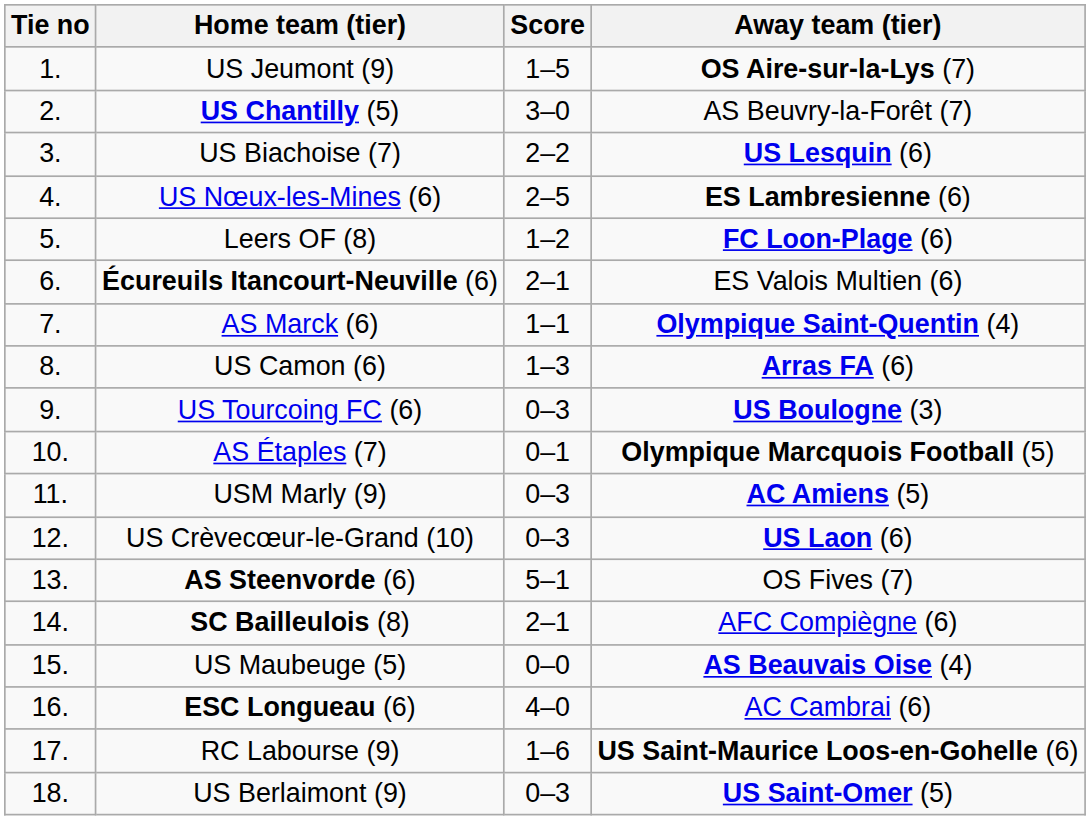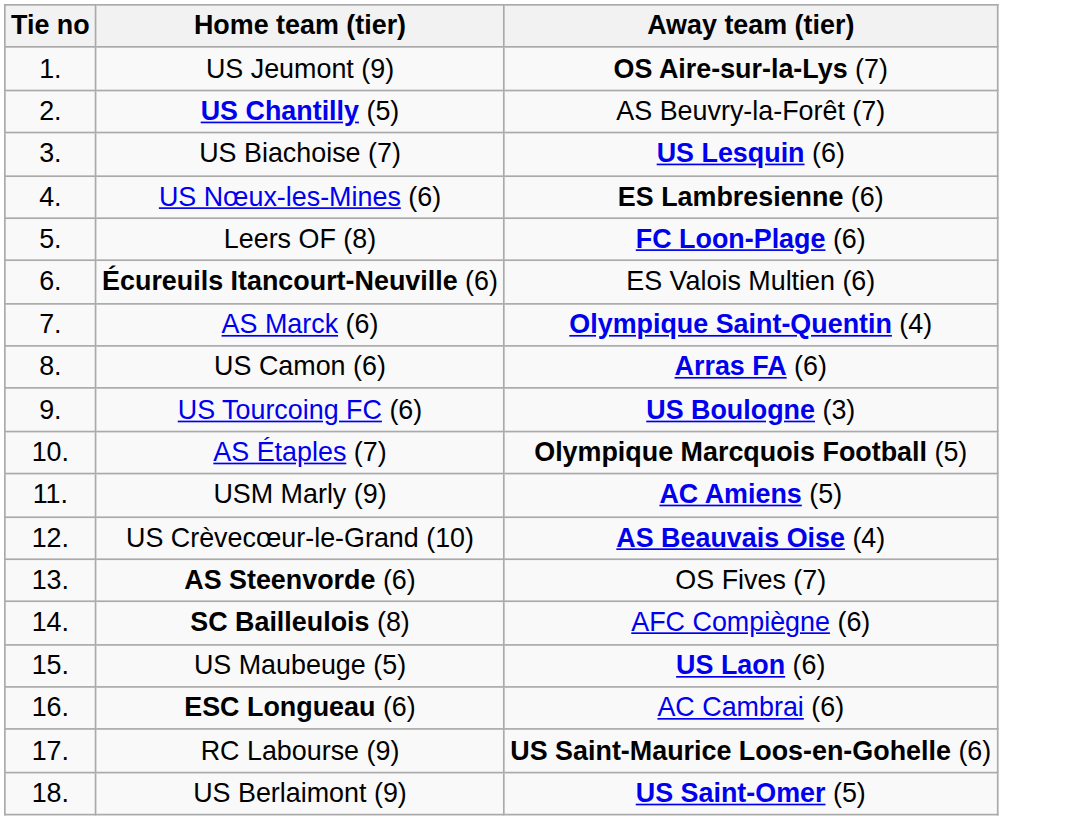- column: (548, 25)
(838, 537) US Laon (6) -> (751, 537) AS Beauvais Oise (4)
(838, 665) AS Beauvais Oise (4) -> (751, 665) US Laon (6)
